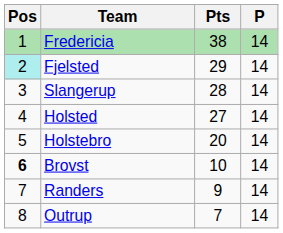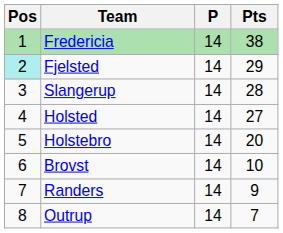columns swapped: (259, 16) <-> (218, 16)
(22, 166) bold -> (22, 166) normal
